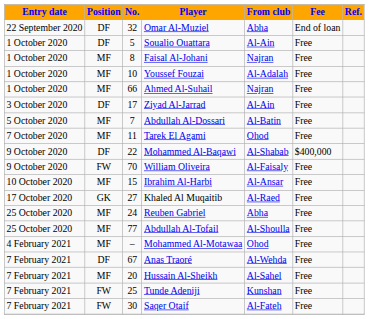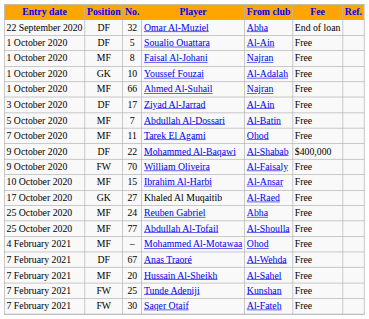(104, 74) MF -> (104, 74) GK
